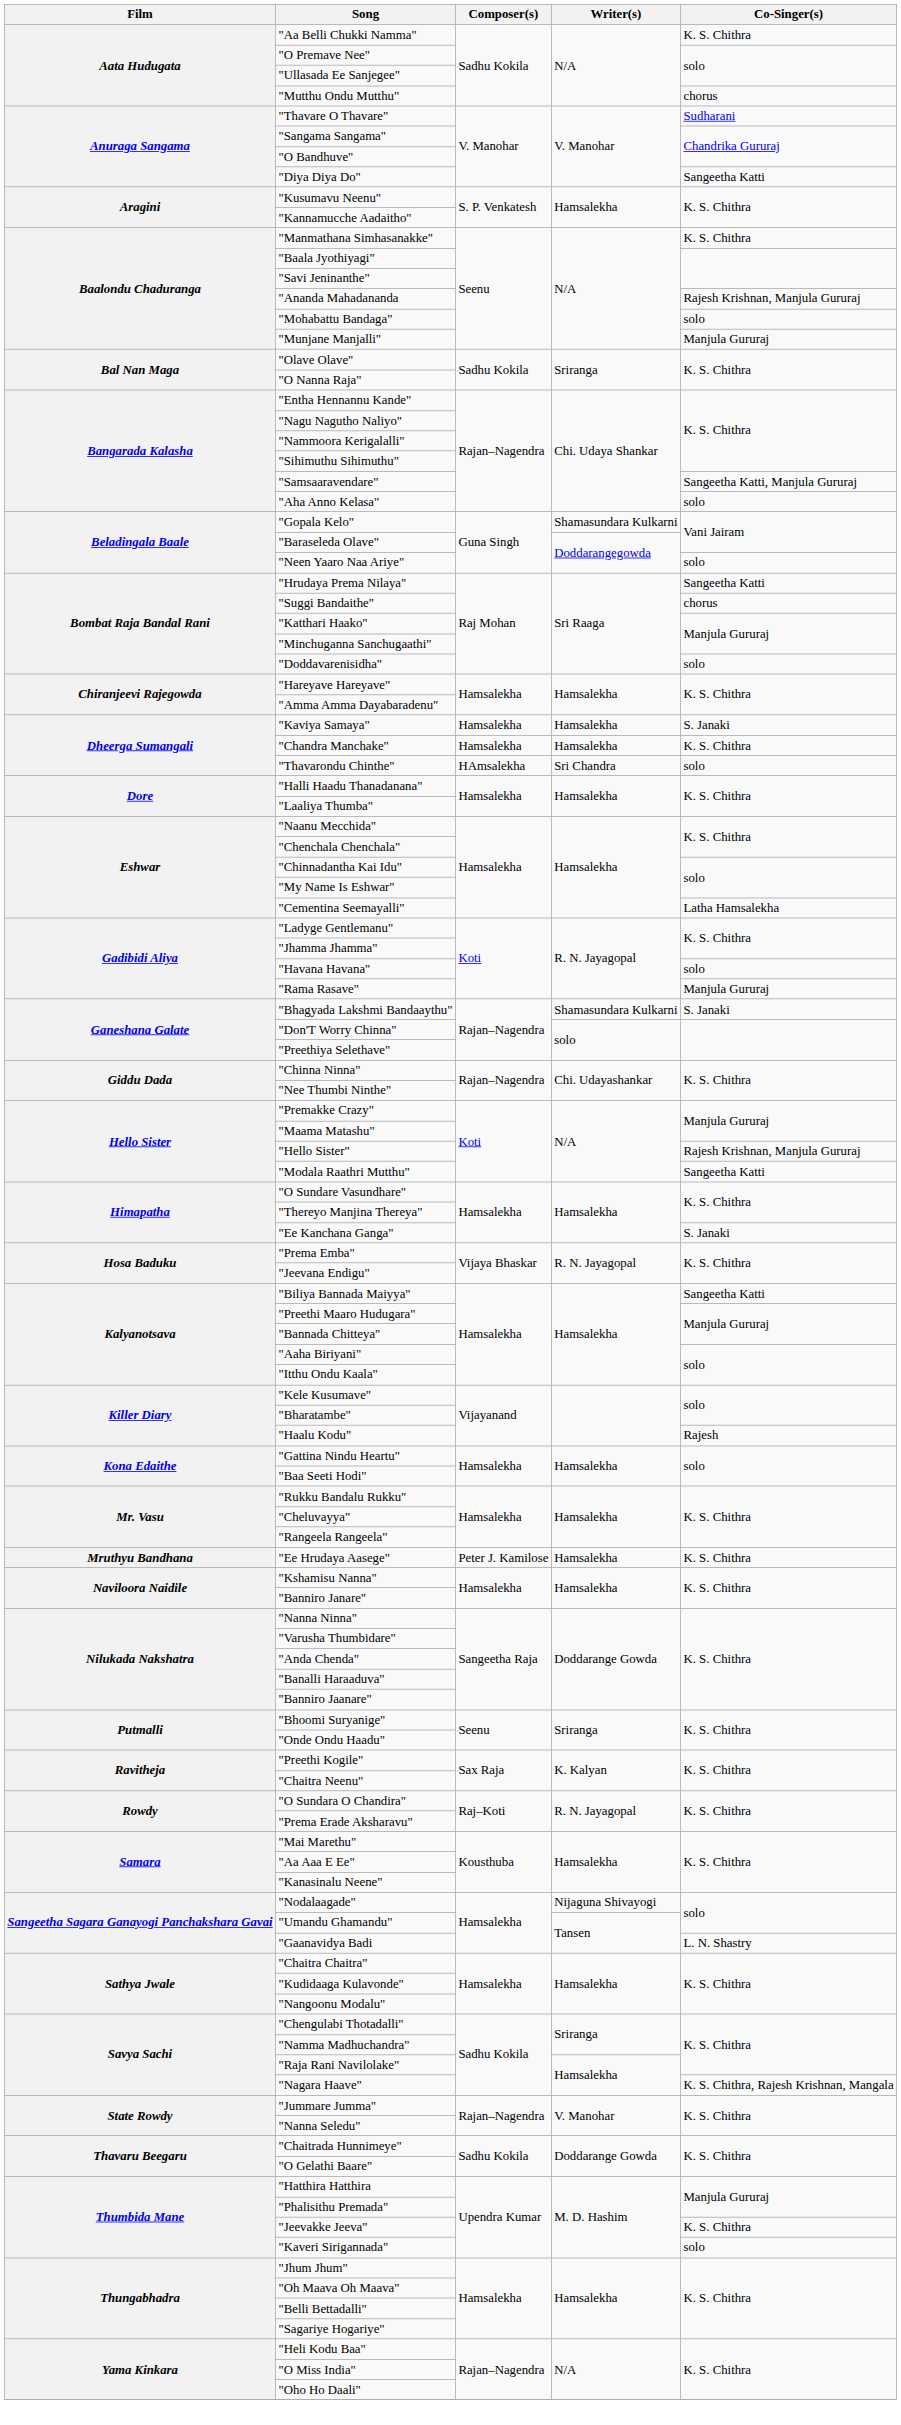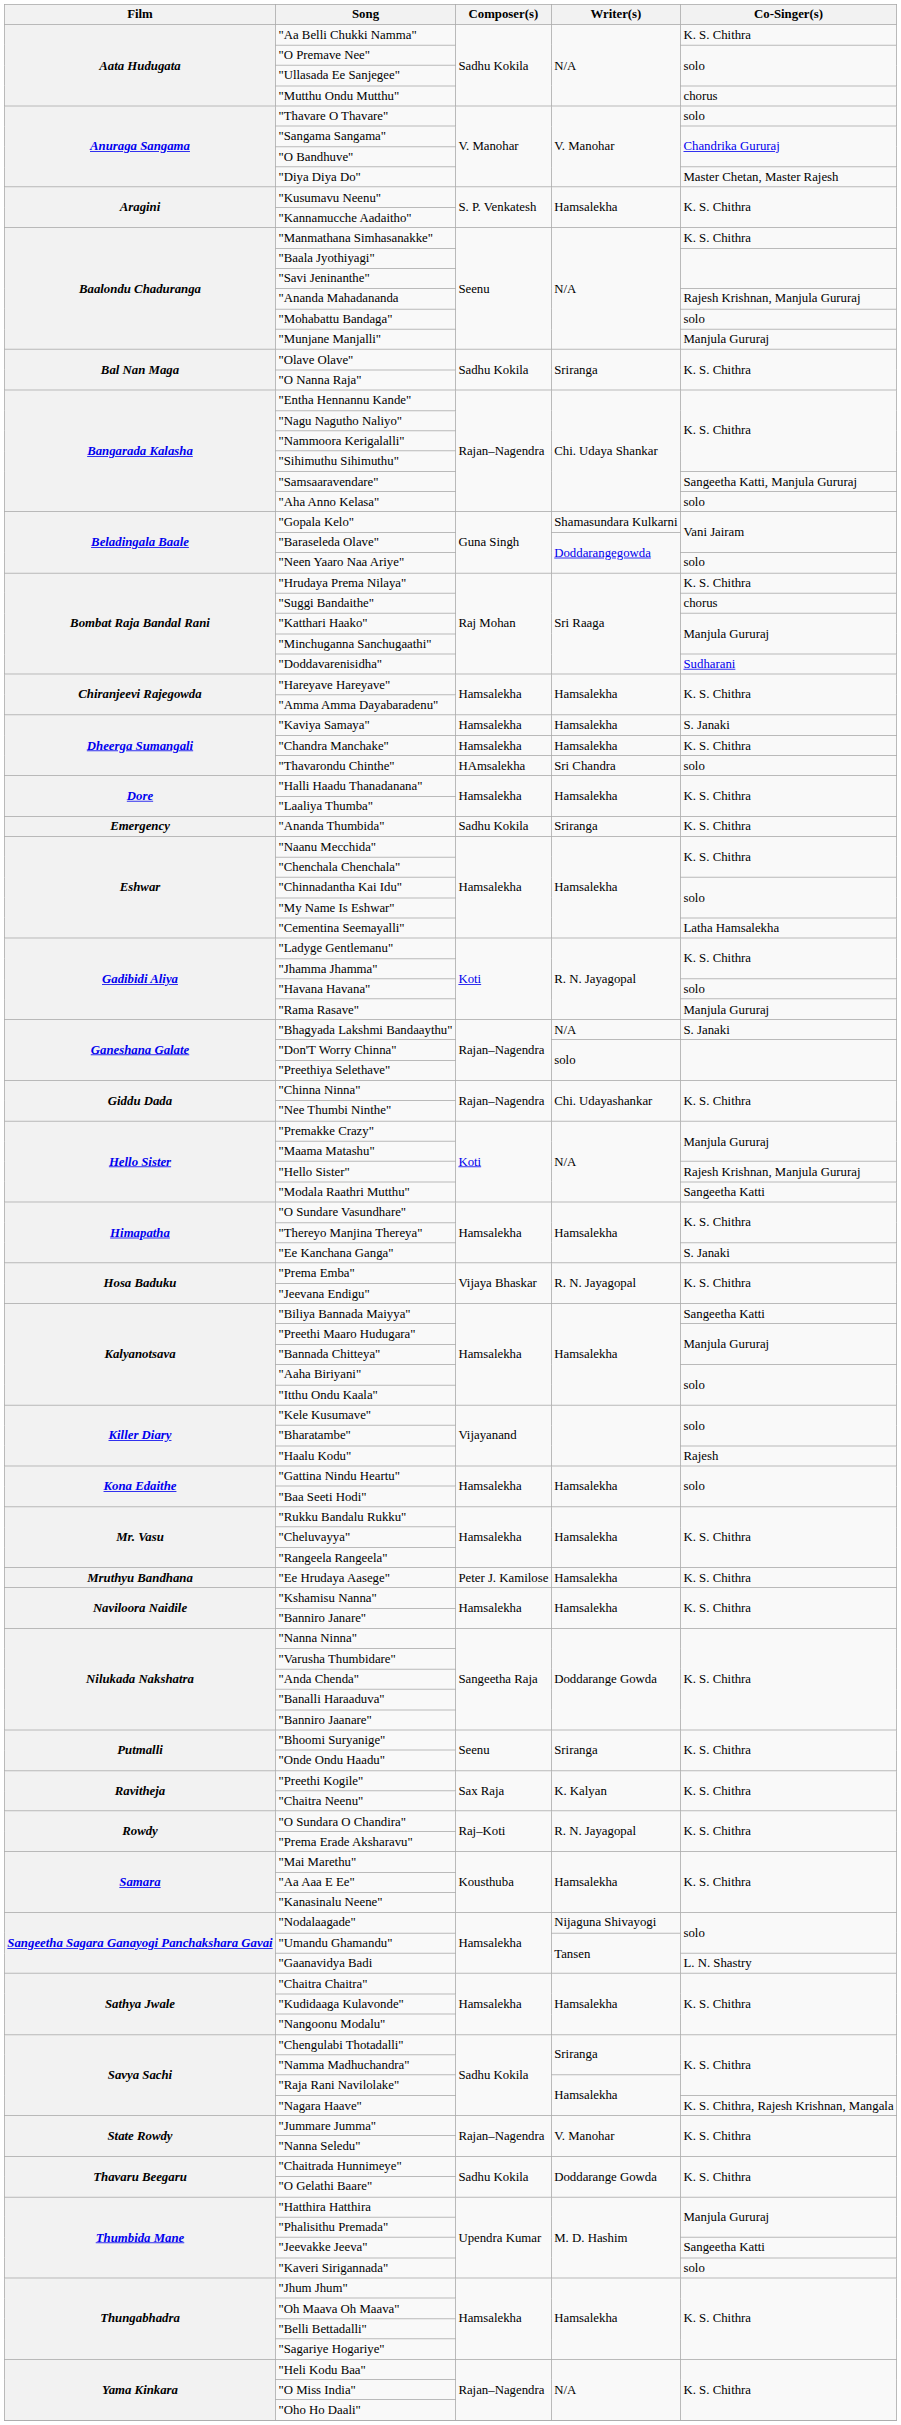(709, 116) Sudharani -> (694, 116) solo
(724, 177) Sangeetha Katti -> (761, 177) Master Chetan, Master Rajesh
(724, 583) Sangeetha Katti -> (717, 583) K. S. Chithra
(694, 664) solo -> (709, 664) Sudharani
+ row: (331, 826)
(616, 1009) Shamasundara Kulkarni -> (565, 1029) N/A
(717, 2227) K. S. Chithra -> (724, 2247) Sangeetha Katti
